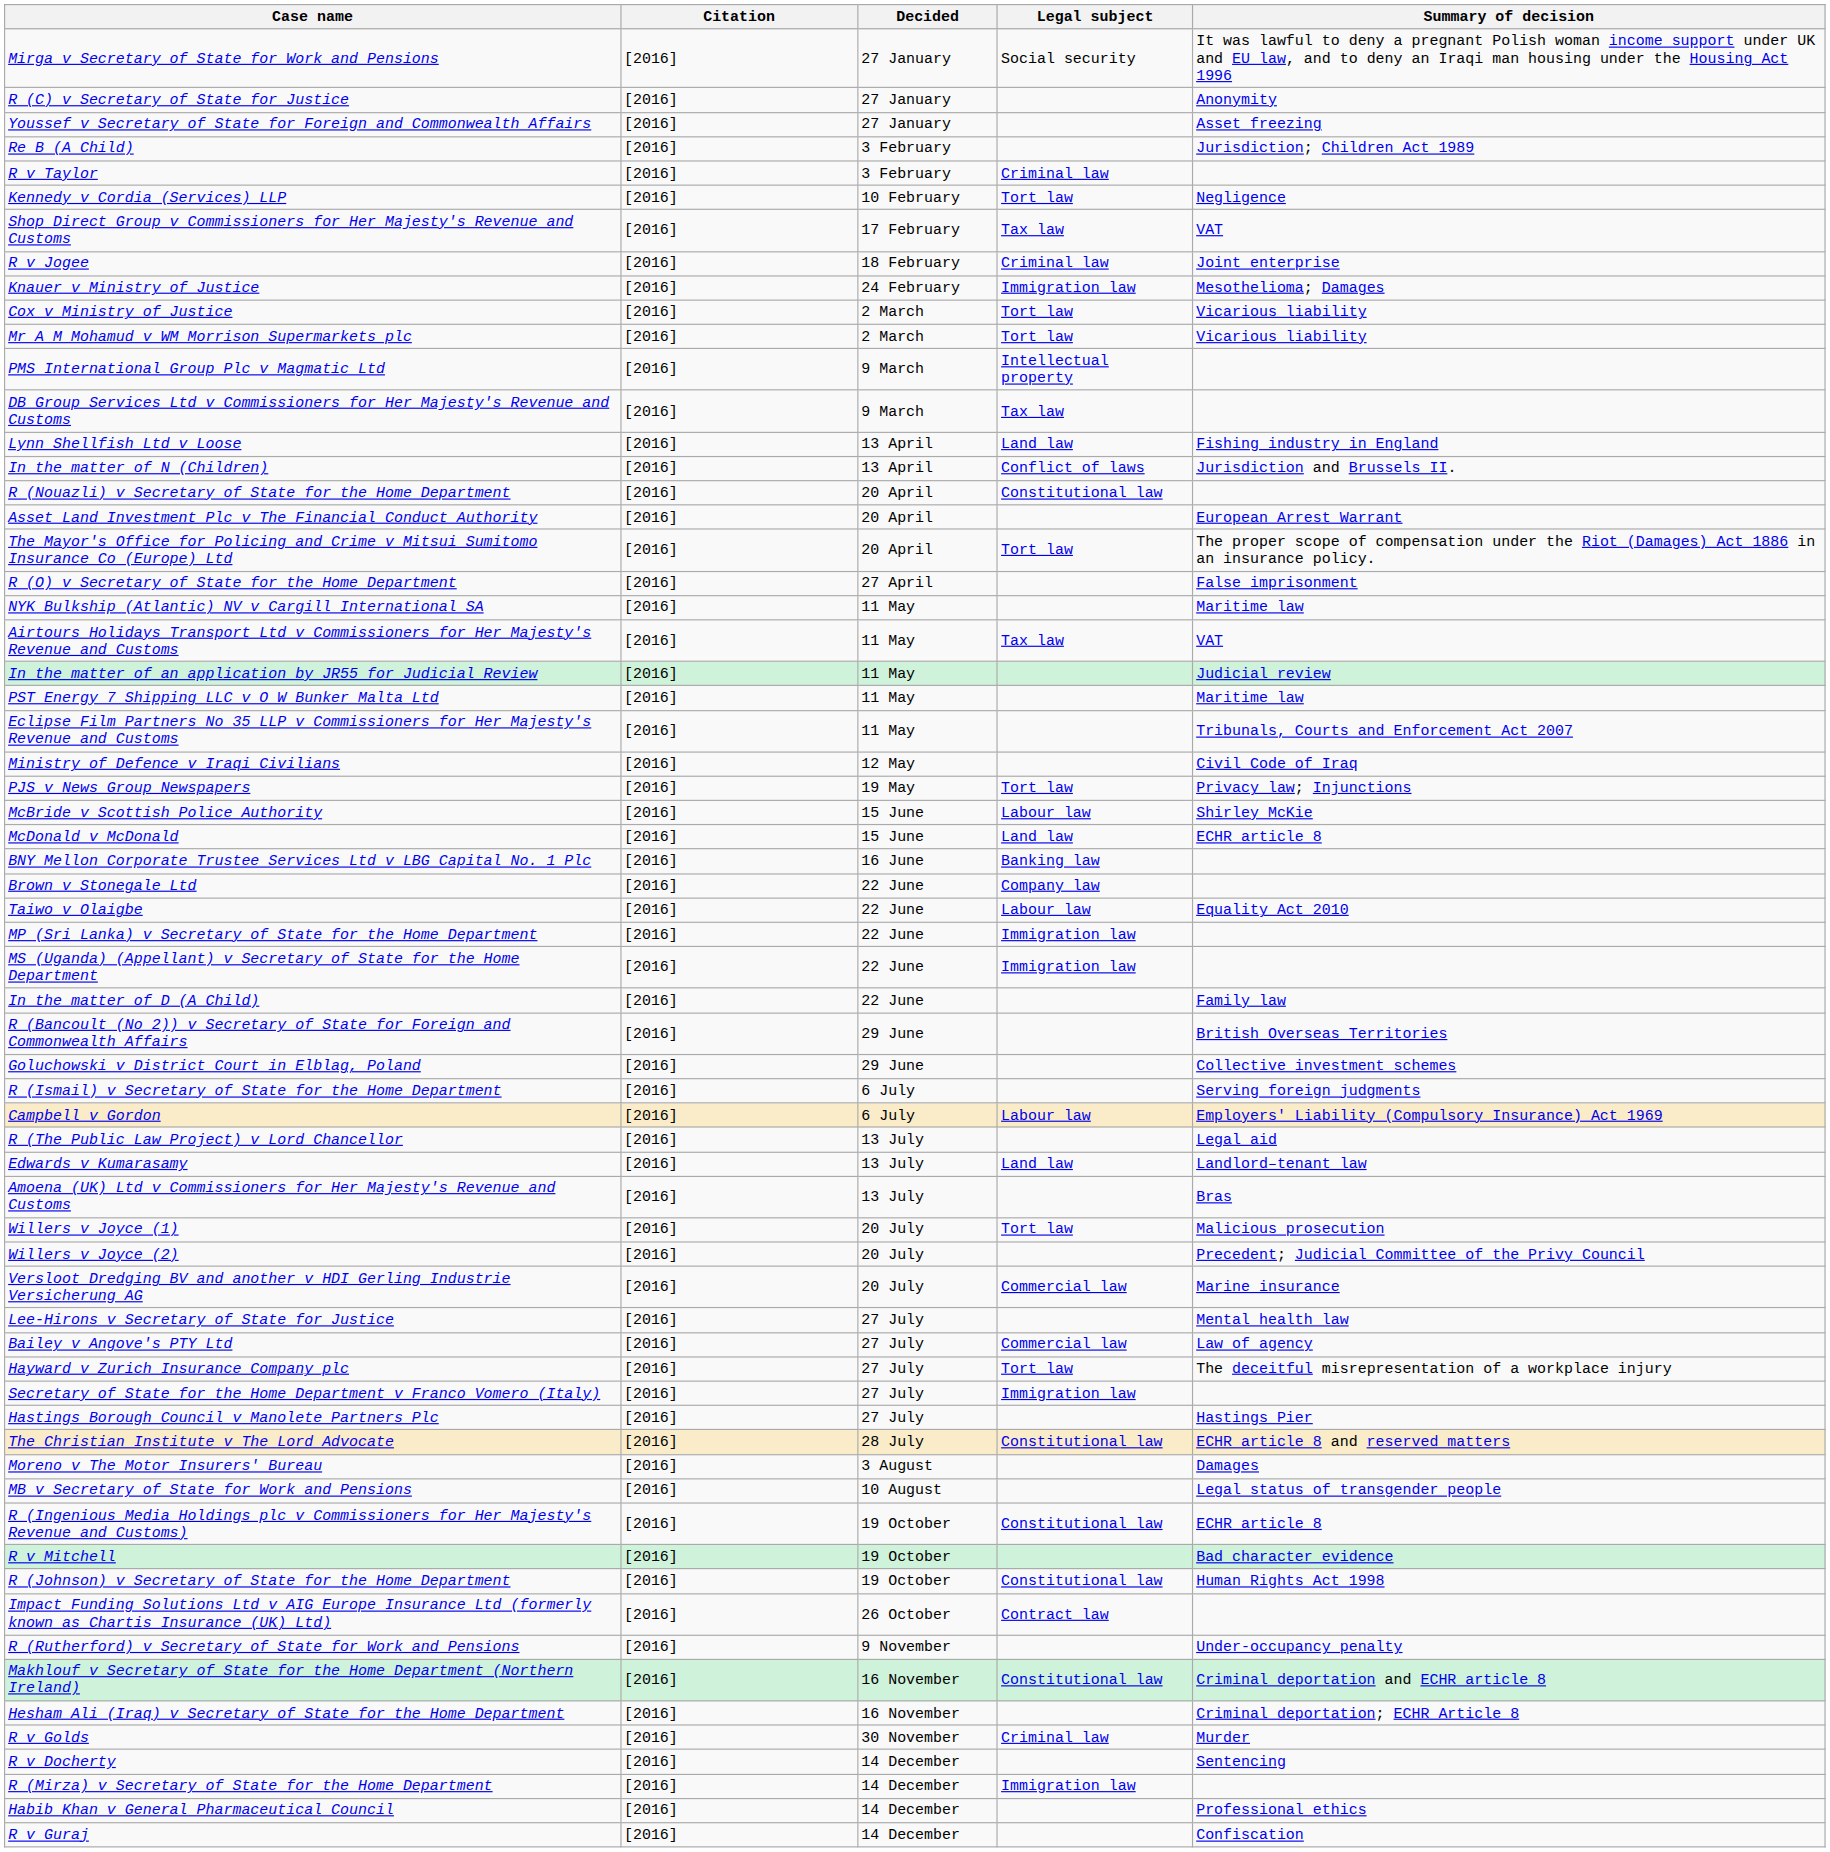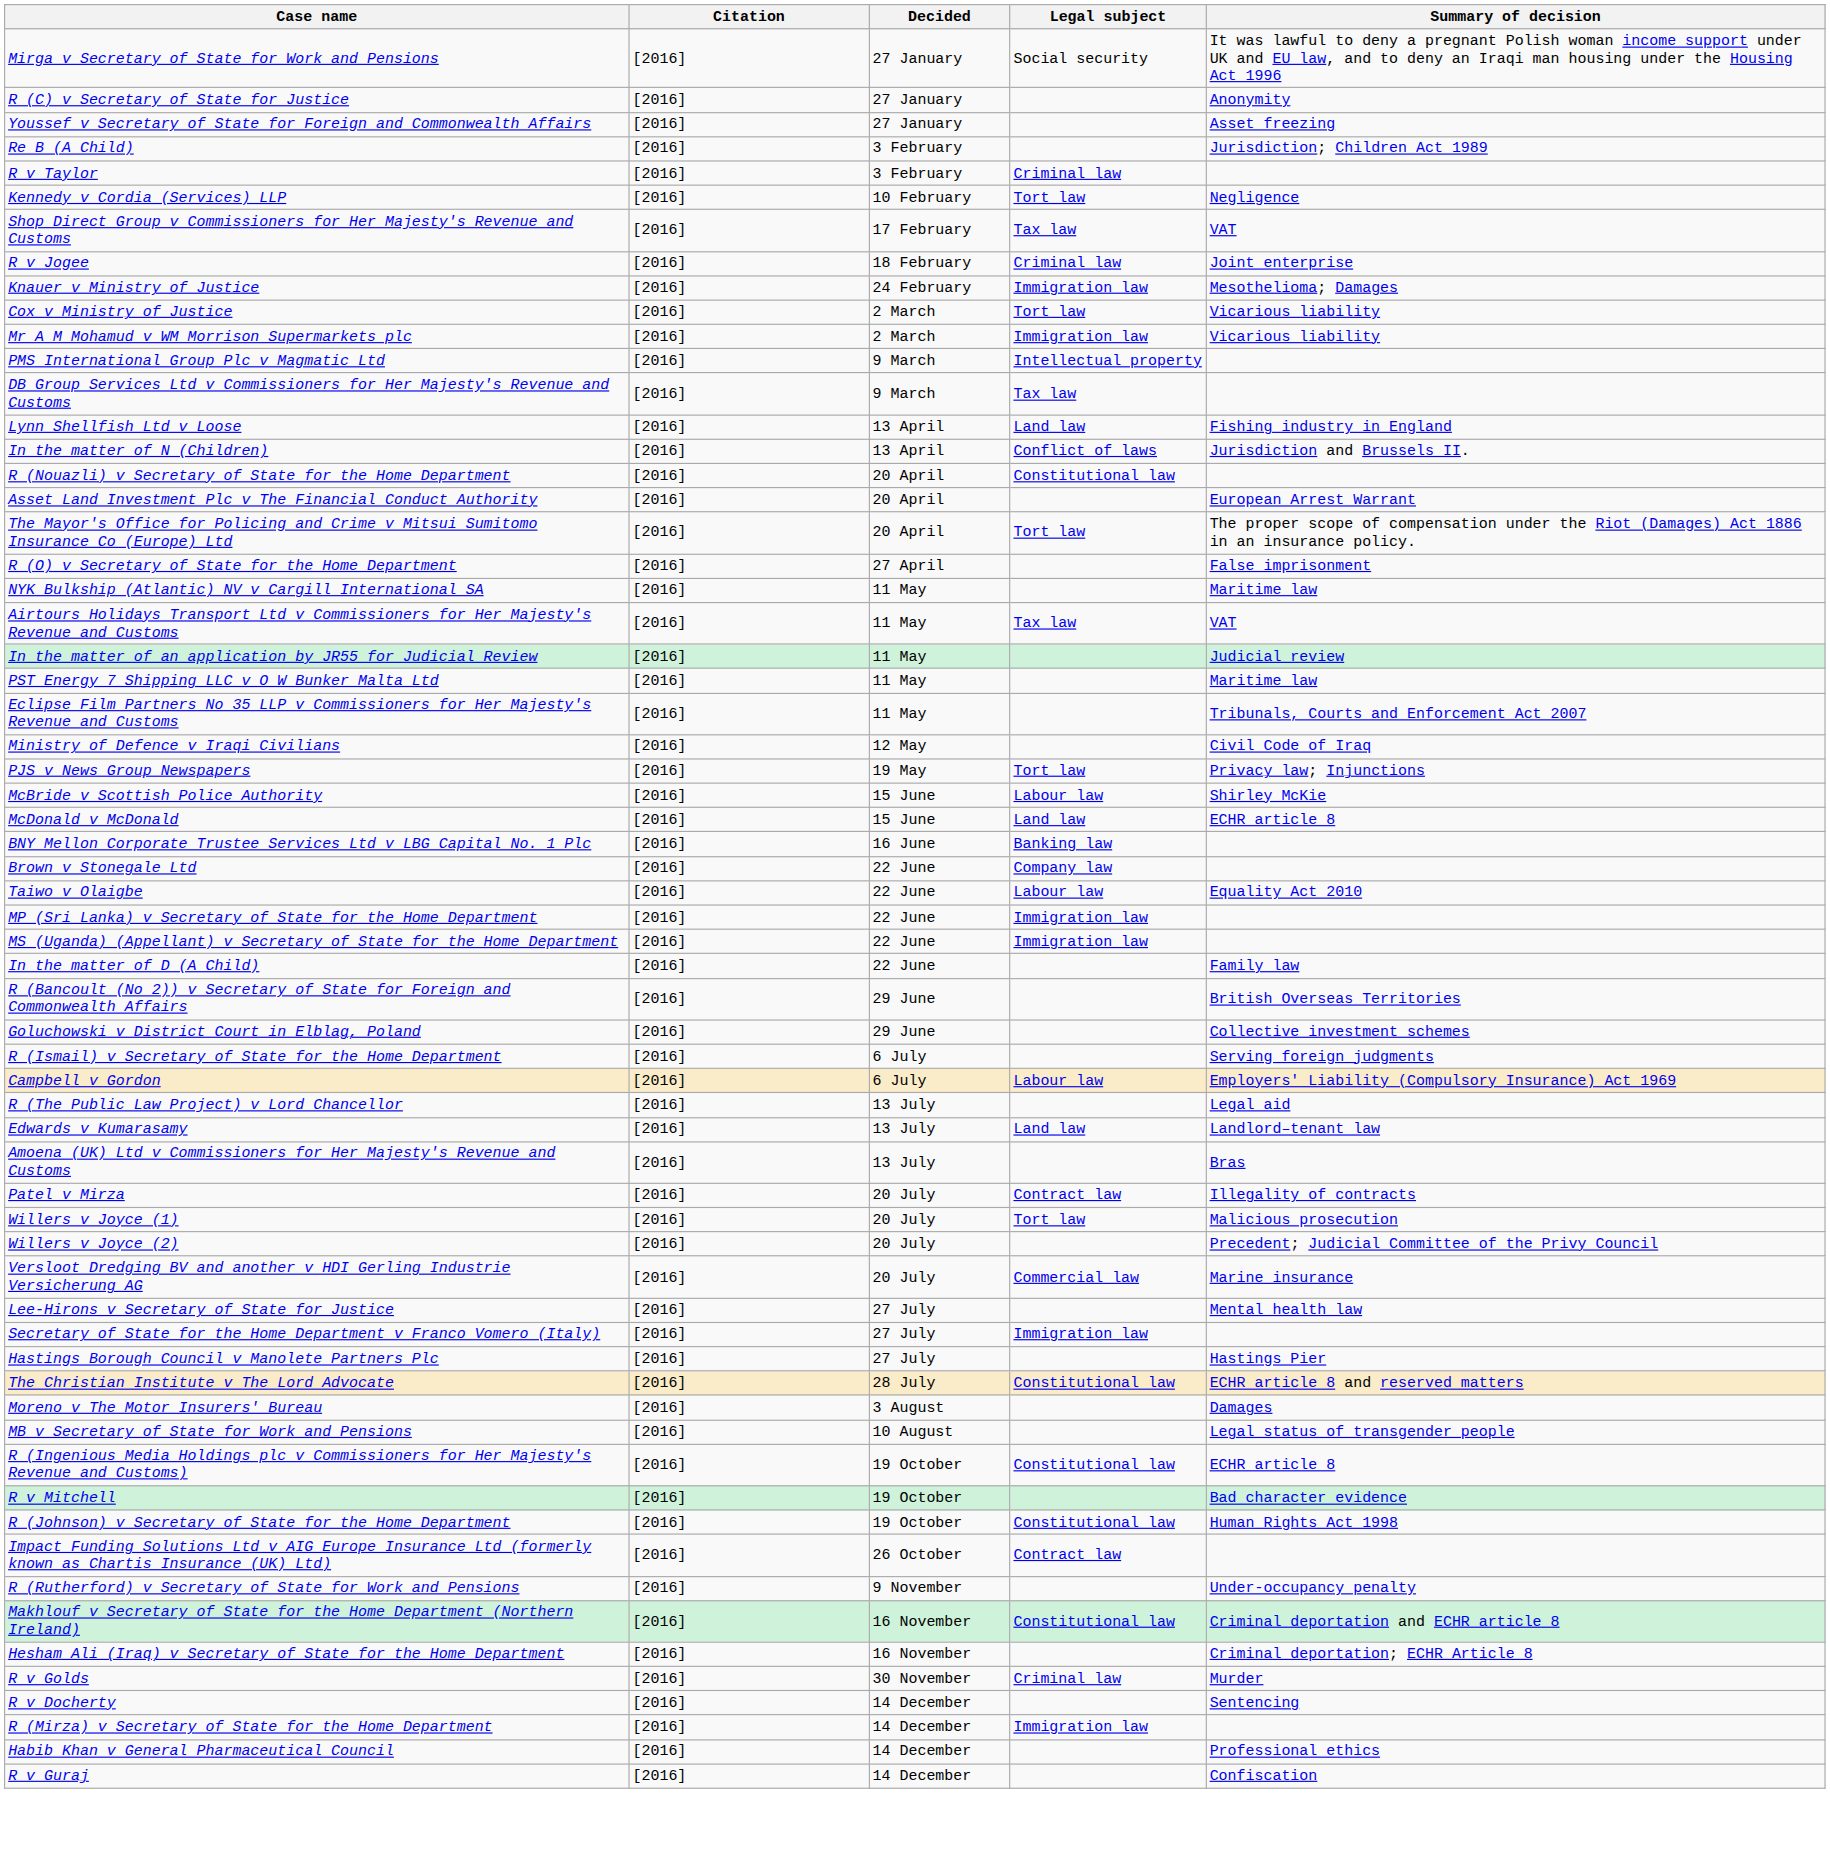(1037, 337) Tort law -> (1081, 337) Immigration law
+ row: (66, 1195)
- row: (120, 1345)
- row: (179, 1369)
